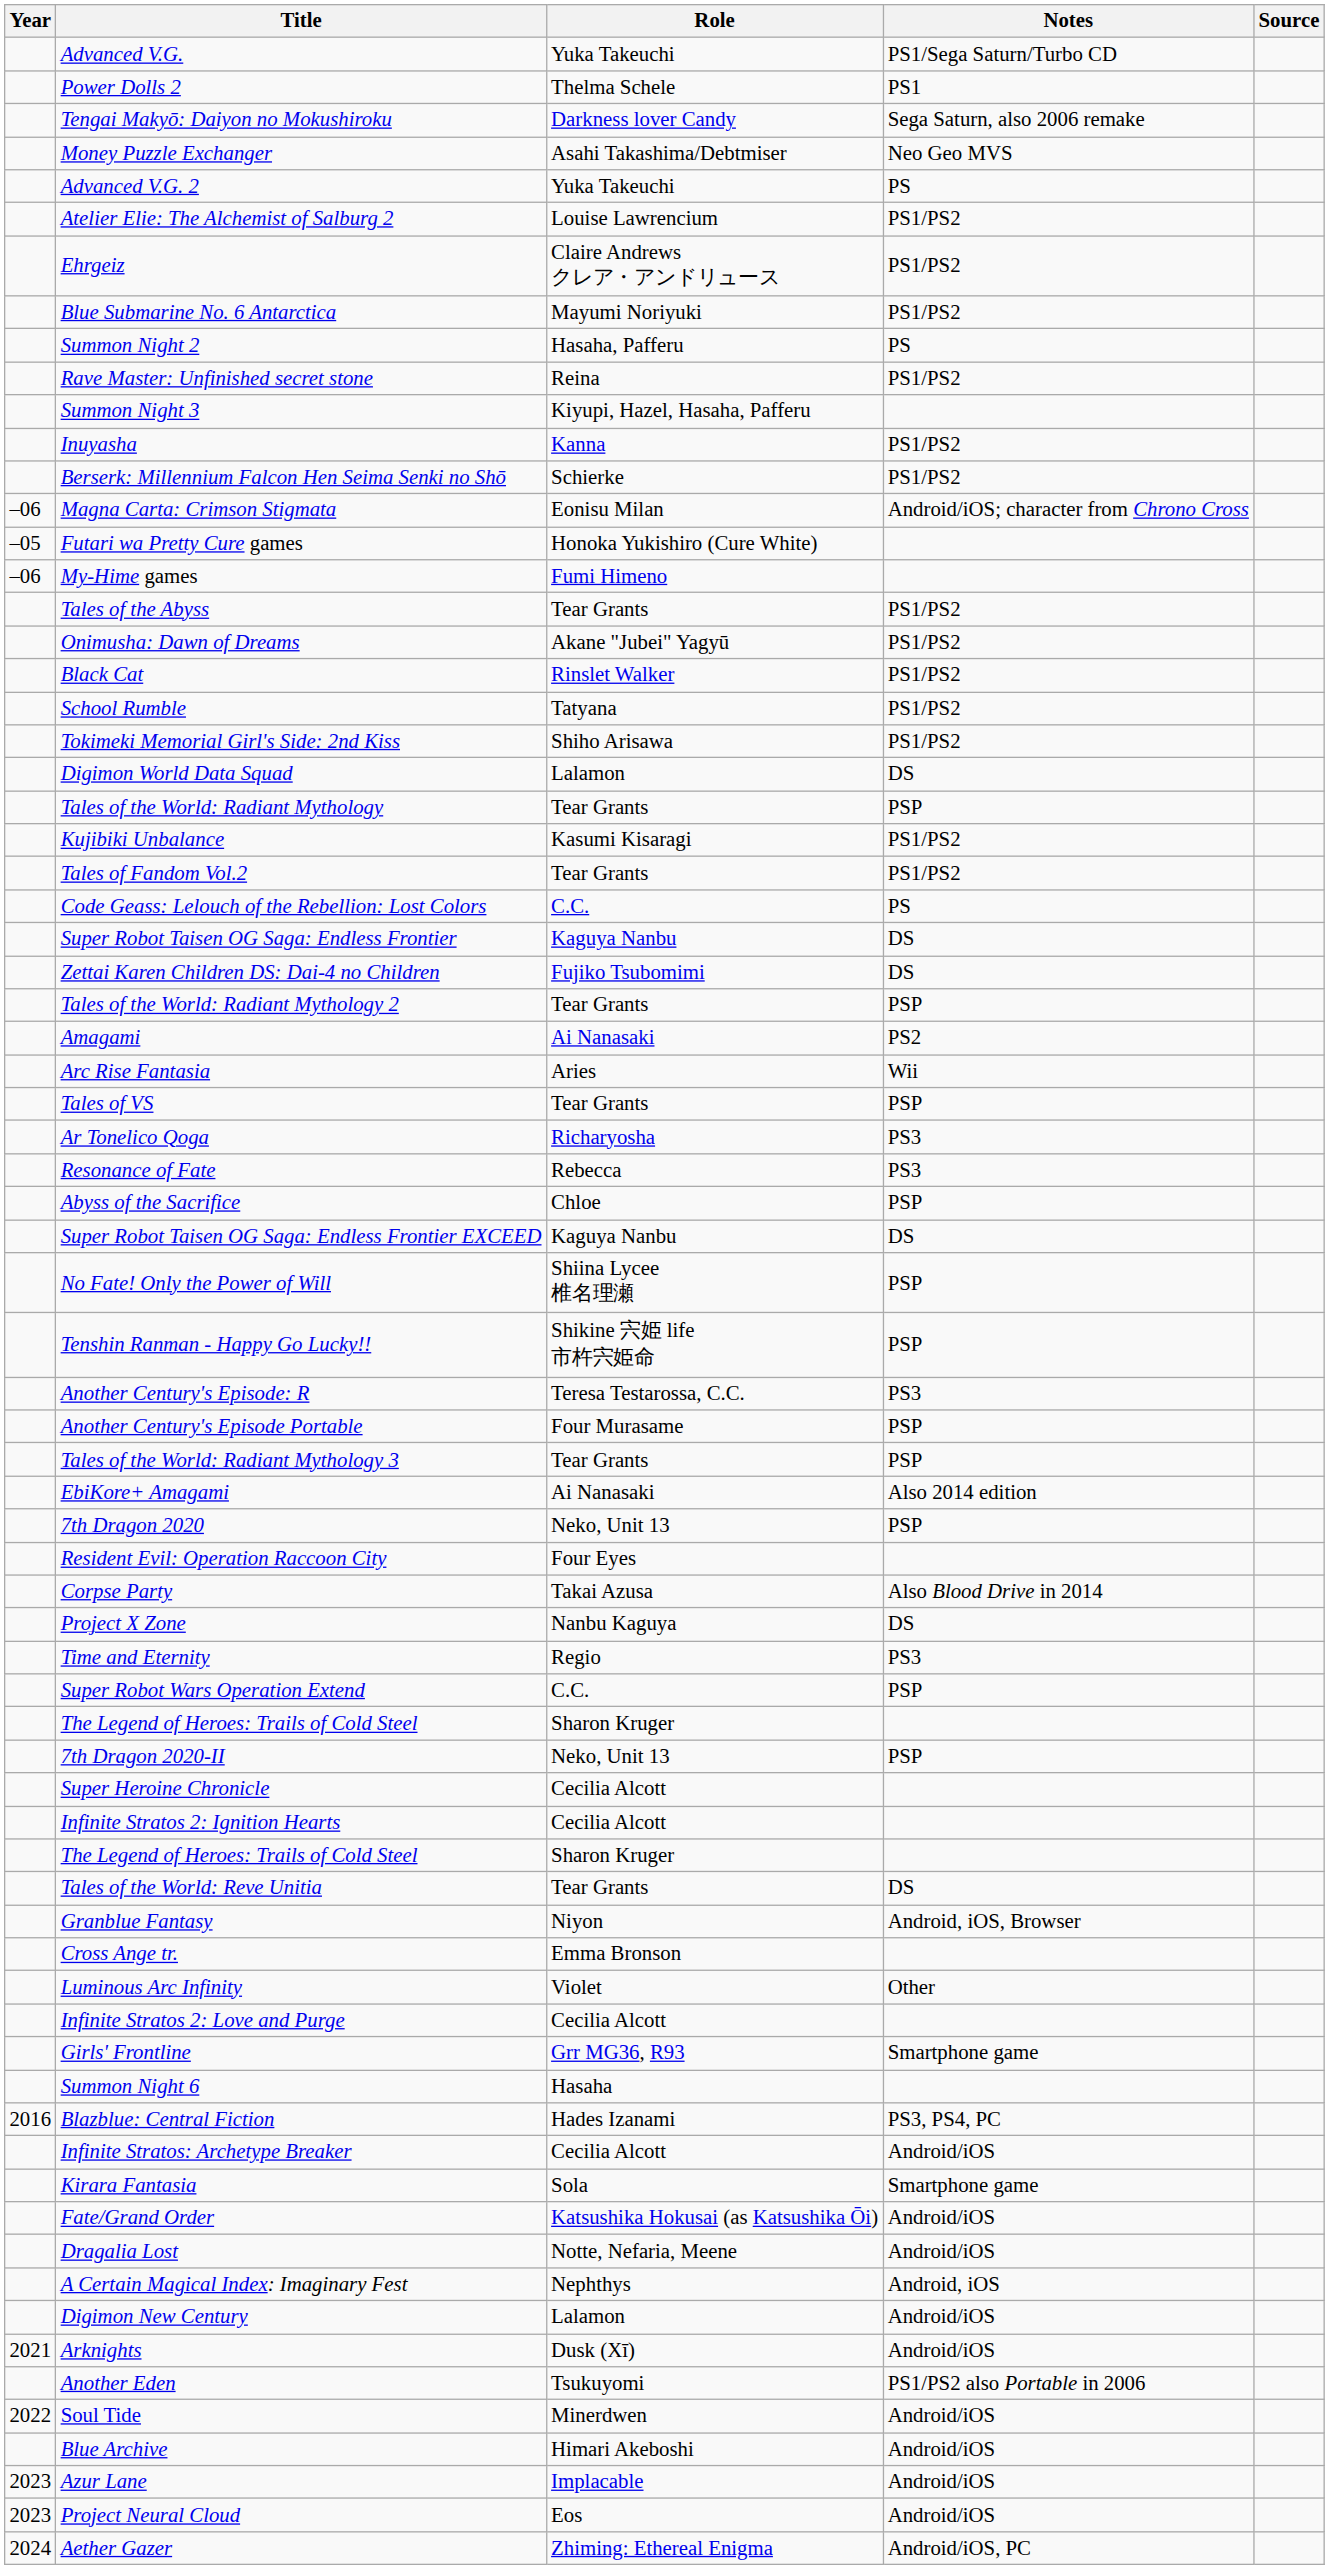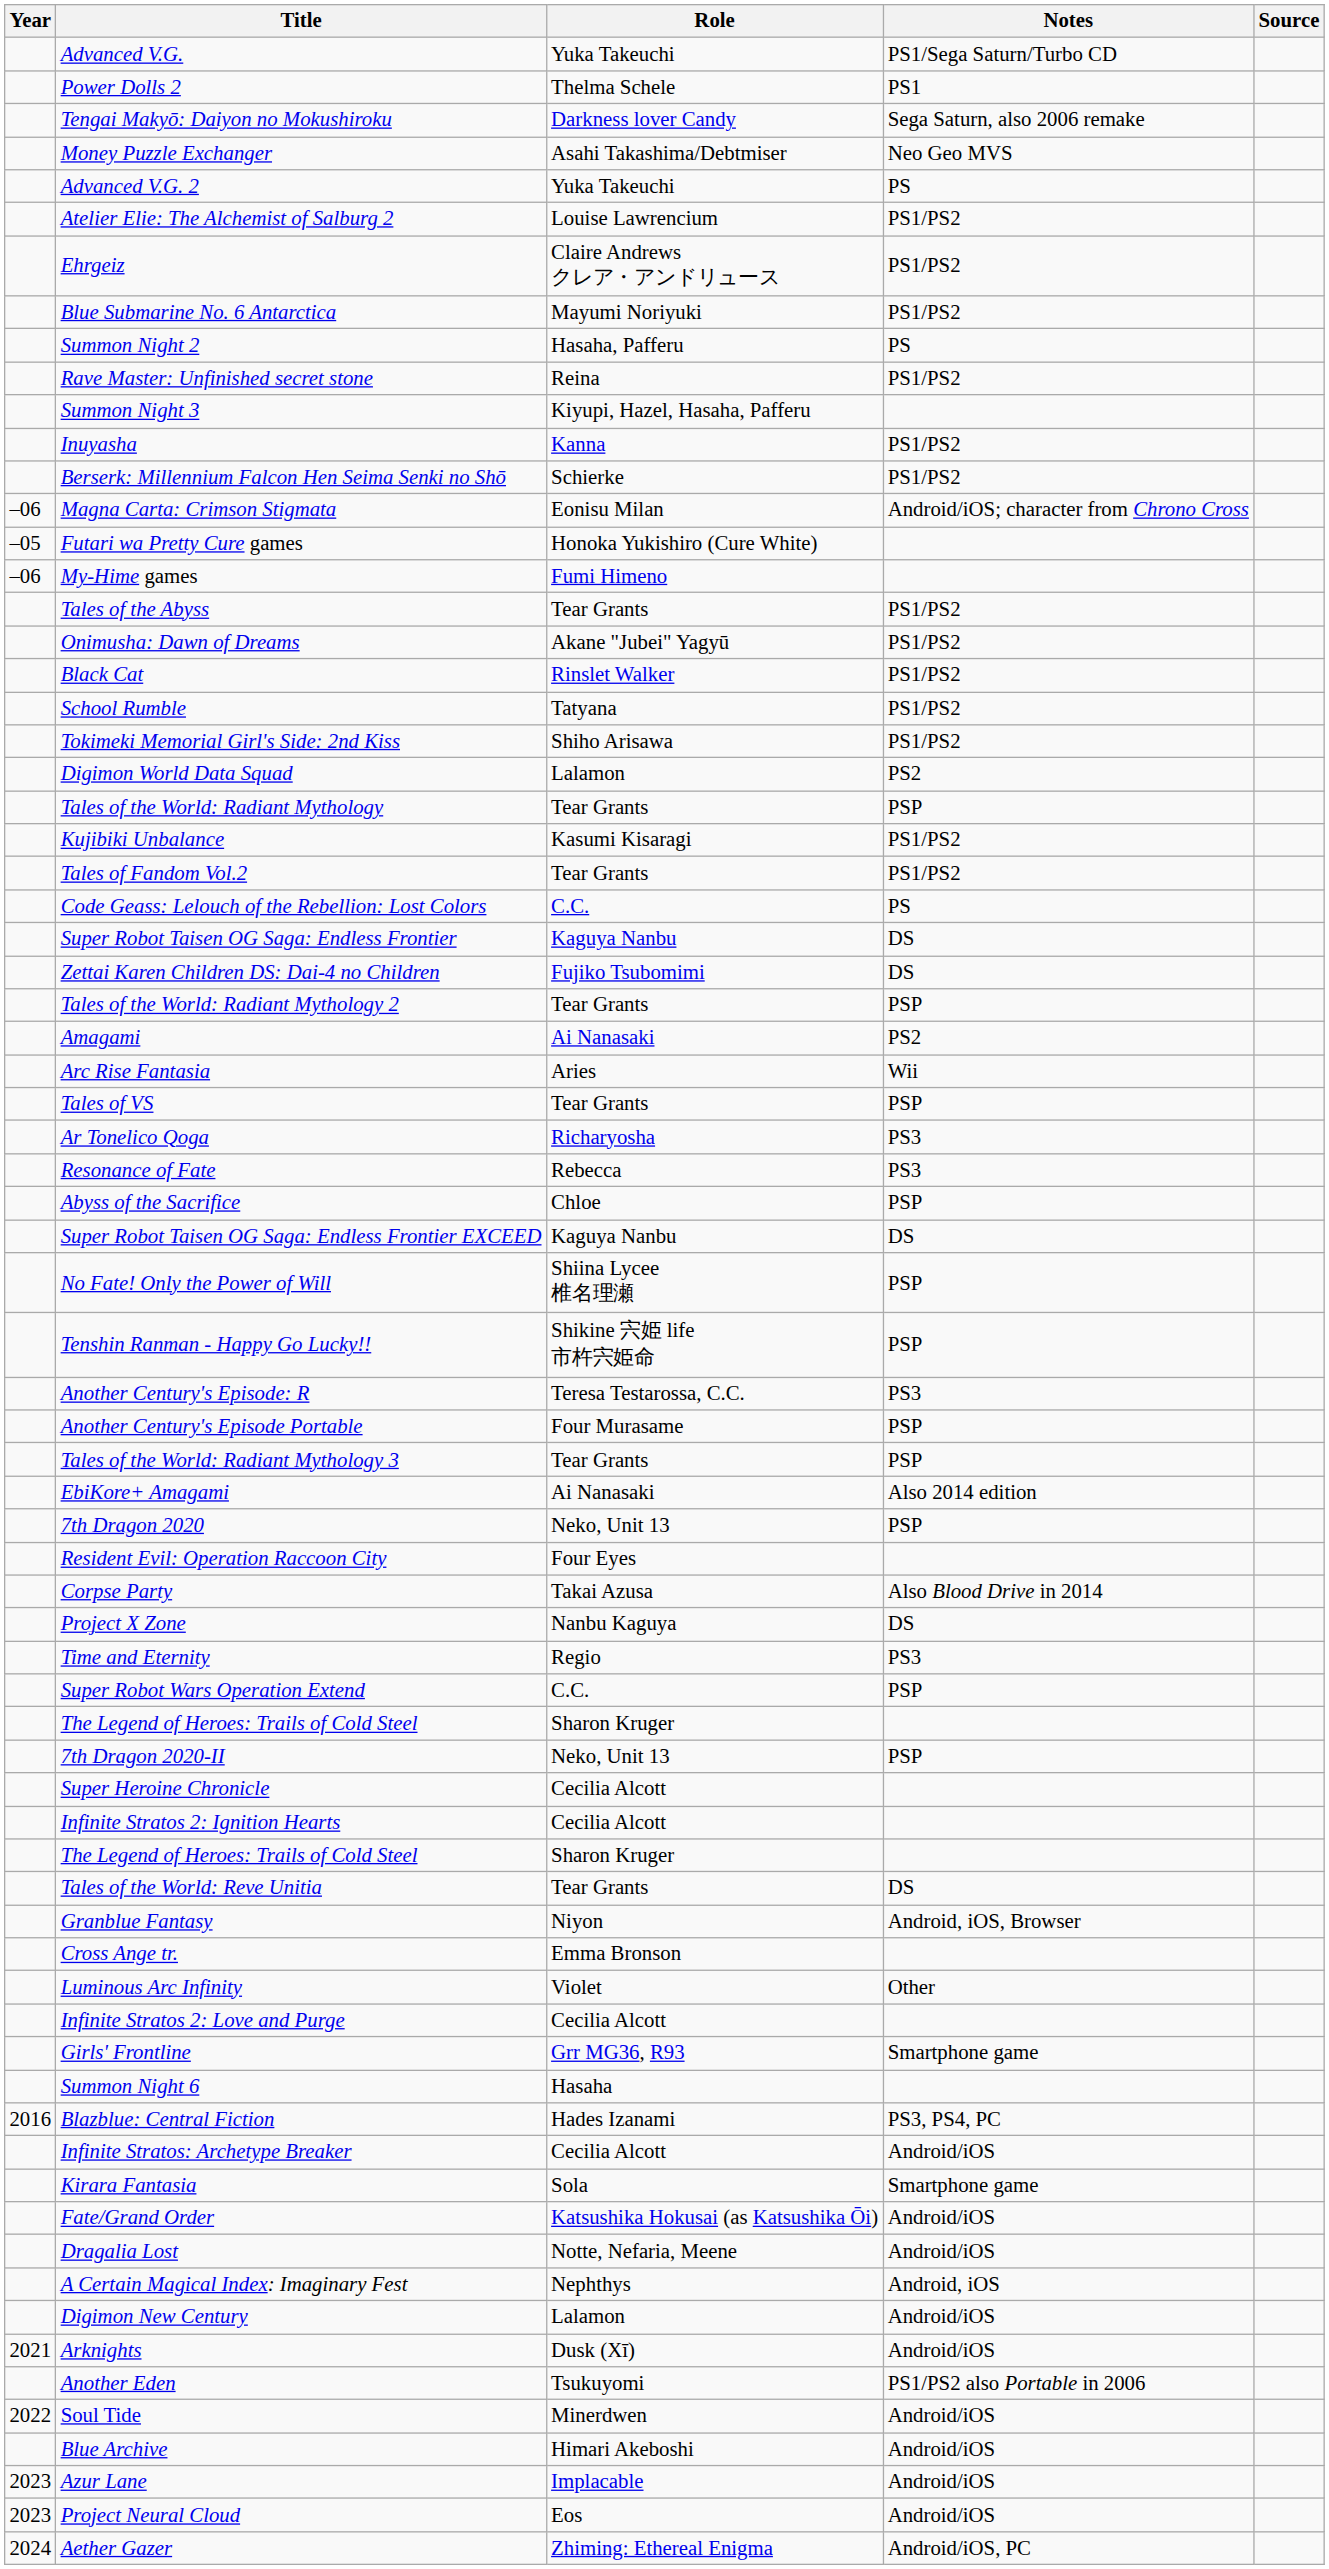(901, 774) DS -> (904, 774) PS2
